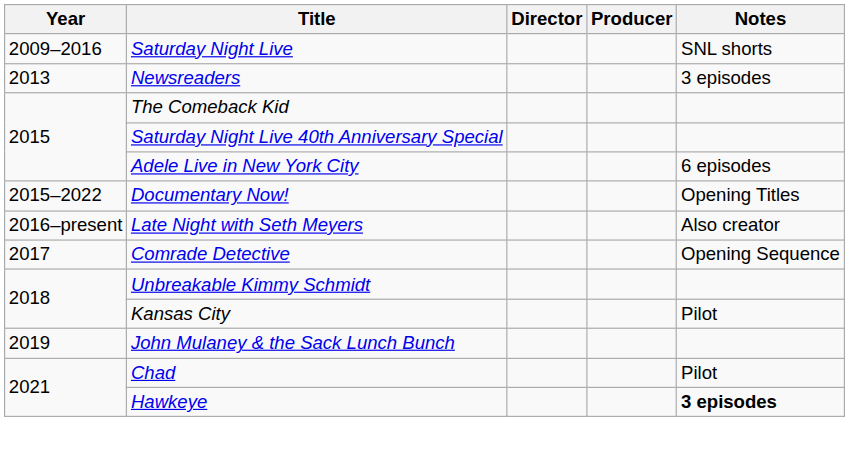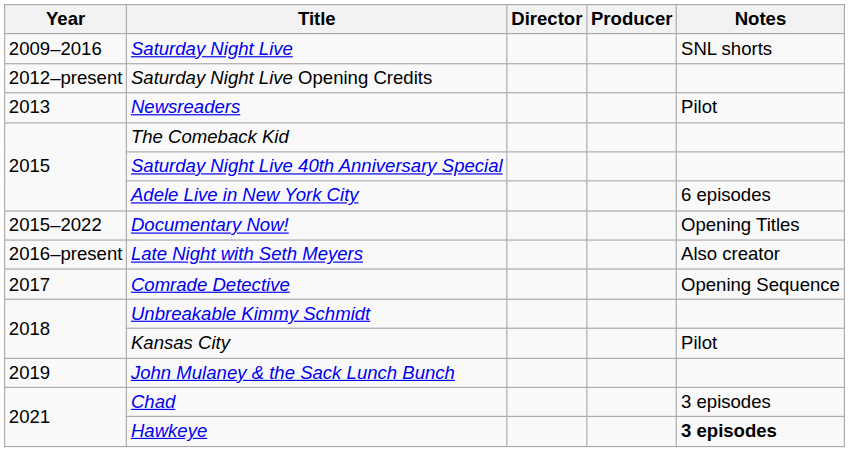+ row: (282, 78)
(726, 78) 3 episodes -> (699, 107) Pilot
(699, 372) Pilot -> (726, 401) 3 episodes
